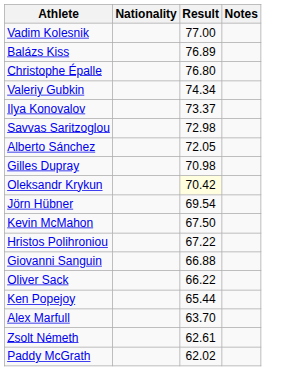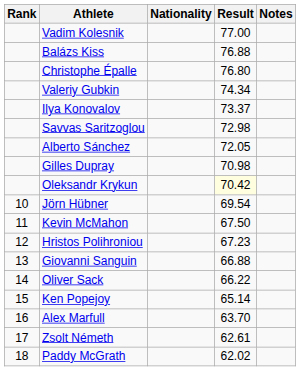+ column: (22, 14)
(201, 52) 76.89 -> (235, 52) 76.88
(201, 242) 67.22 -> (235, 242) 67.23
(201, 299) 65.44 -> (235, 299) 65.14
